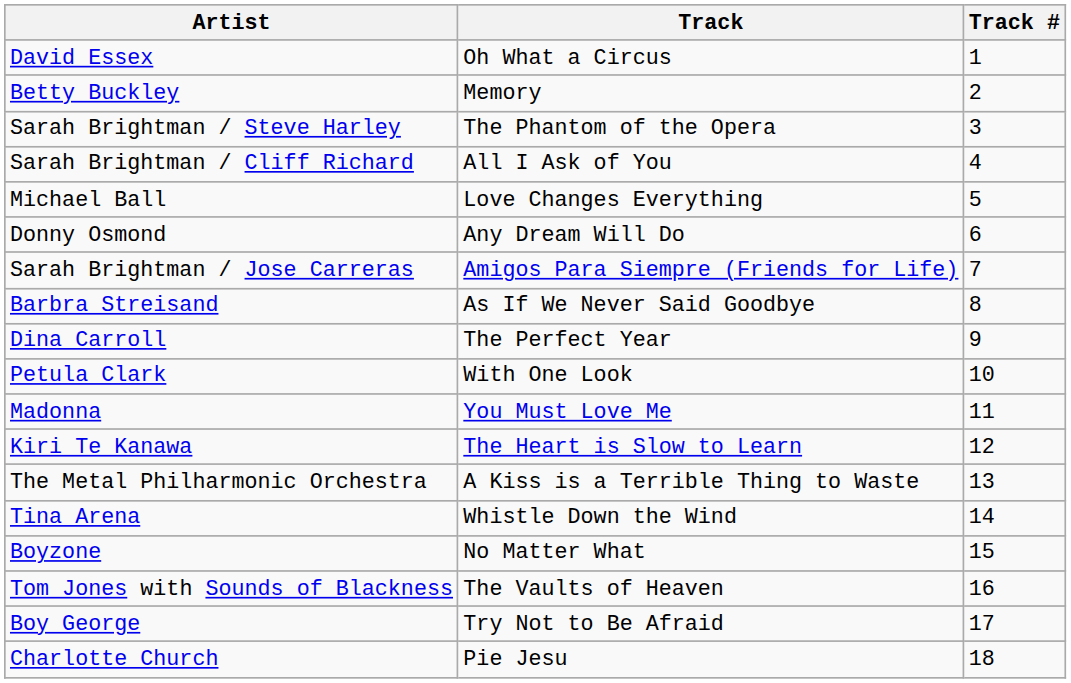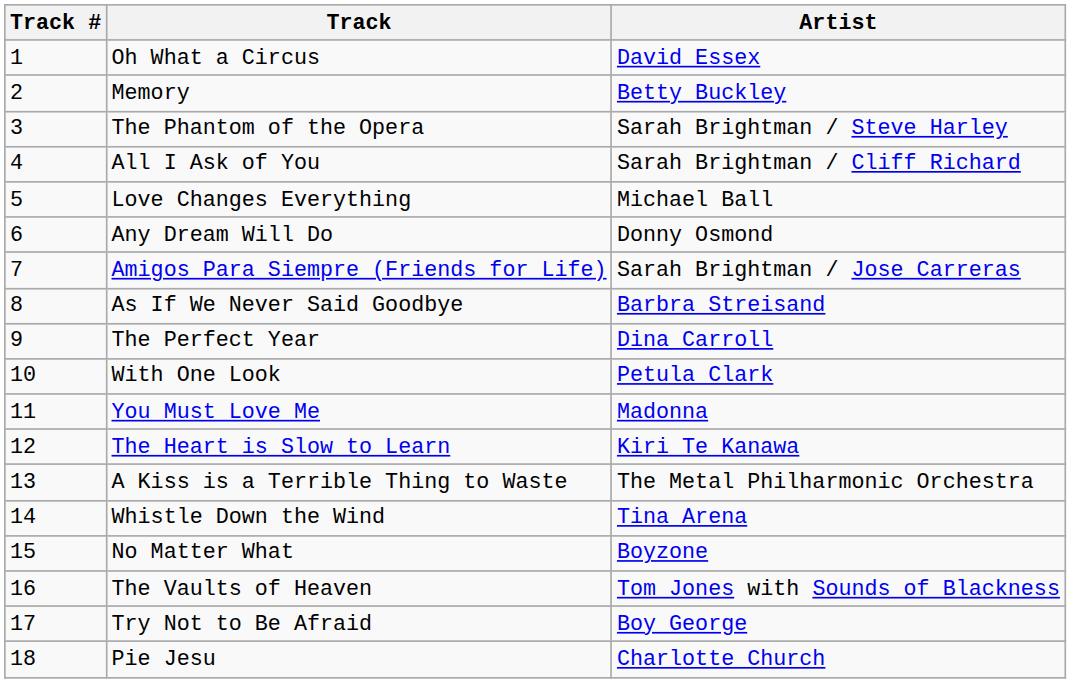columns swapped: (1014, 23) <-> (231, 23)
